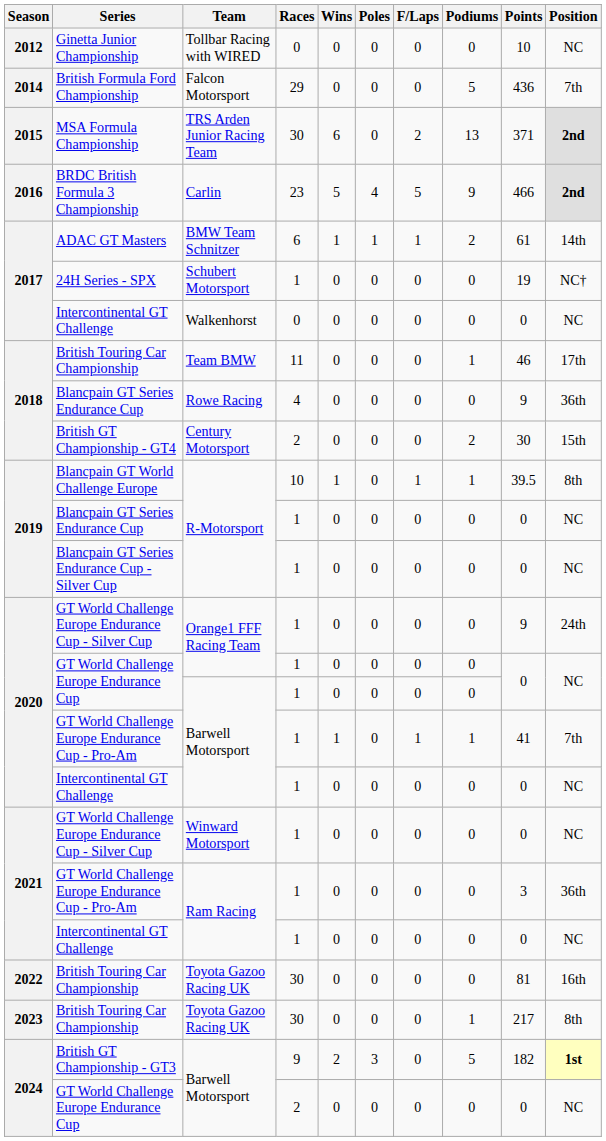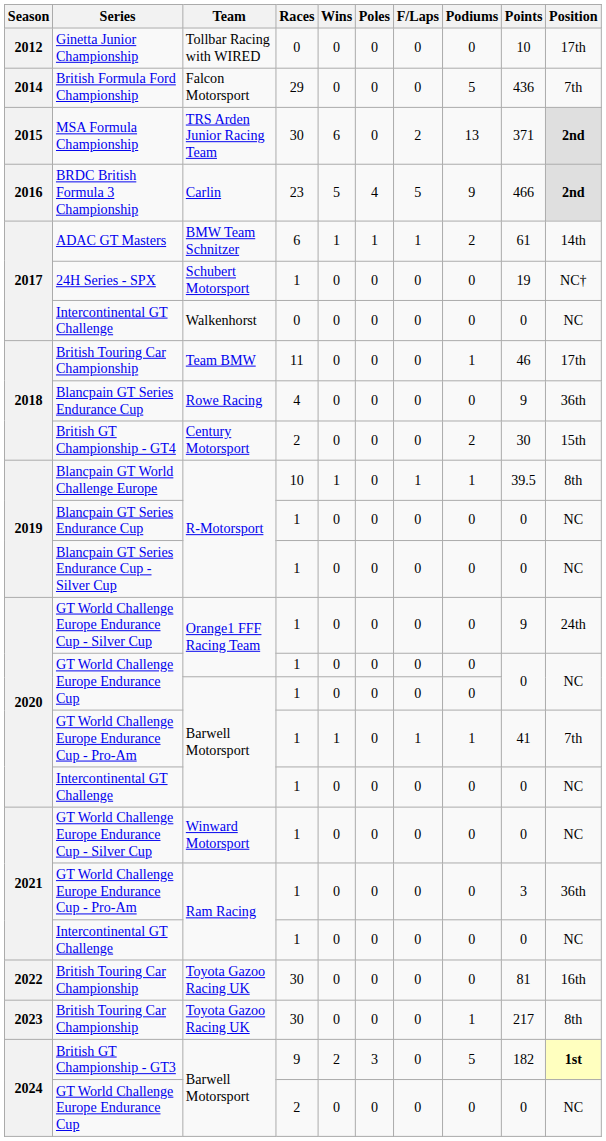(573, 48) NC -> (573, 48) 17th
